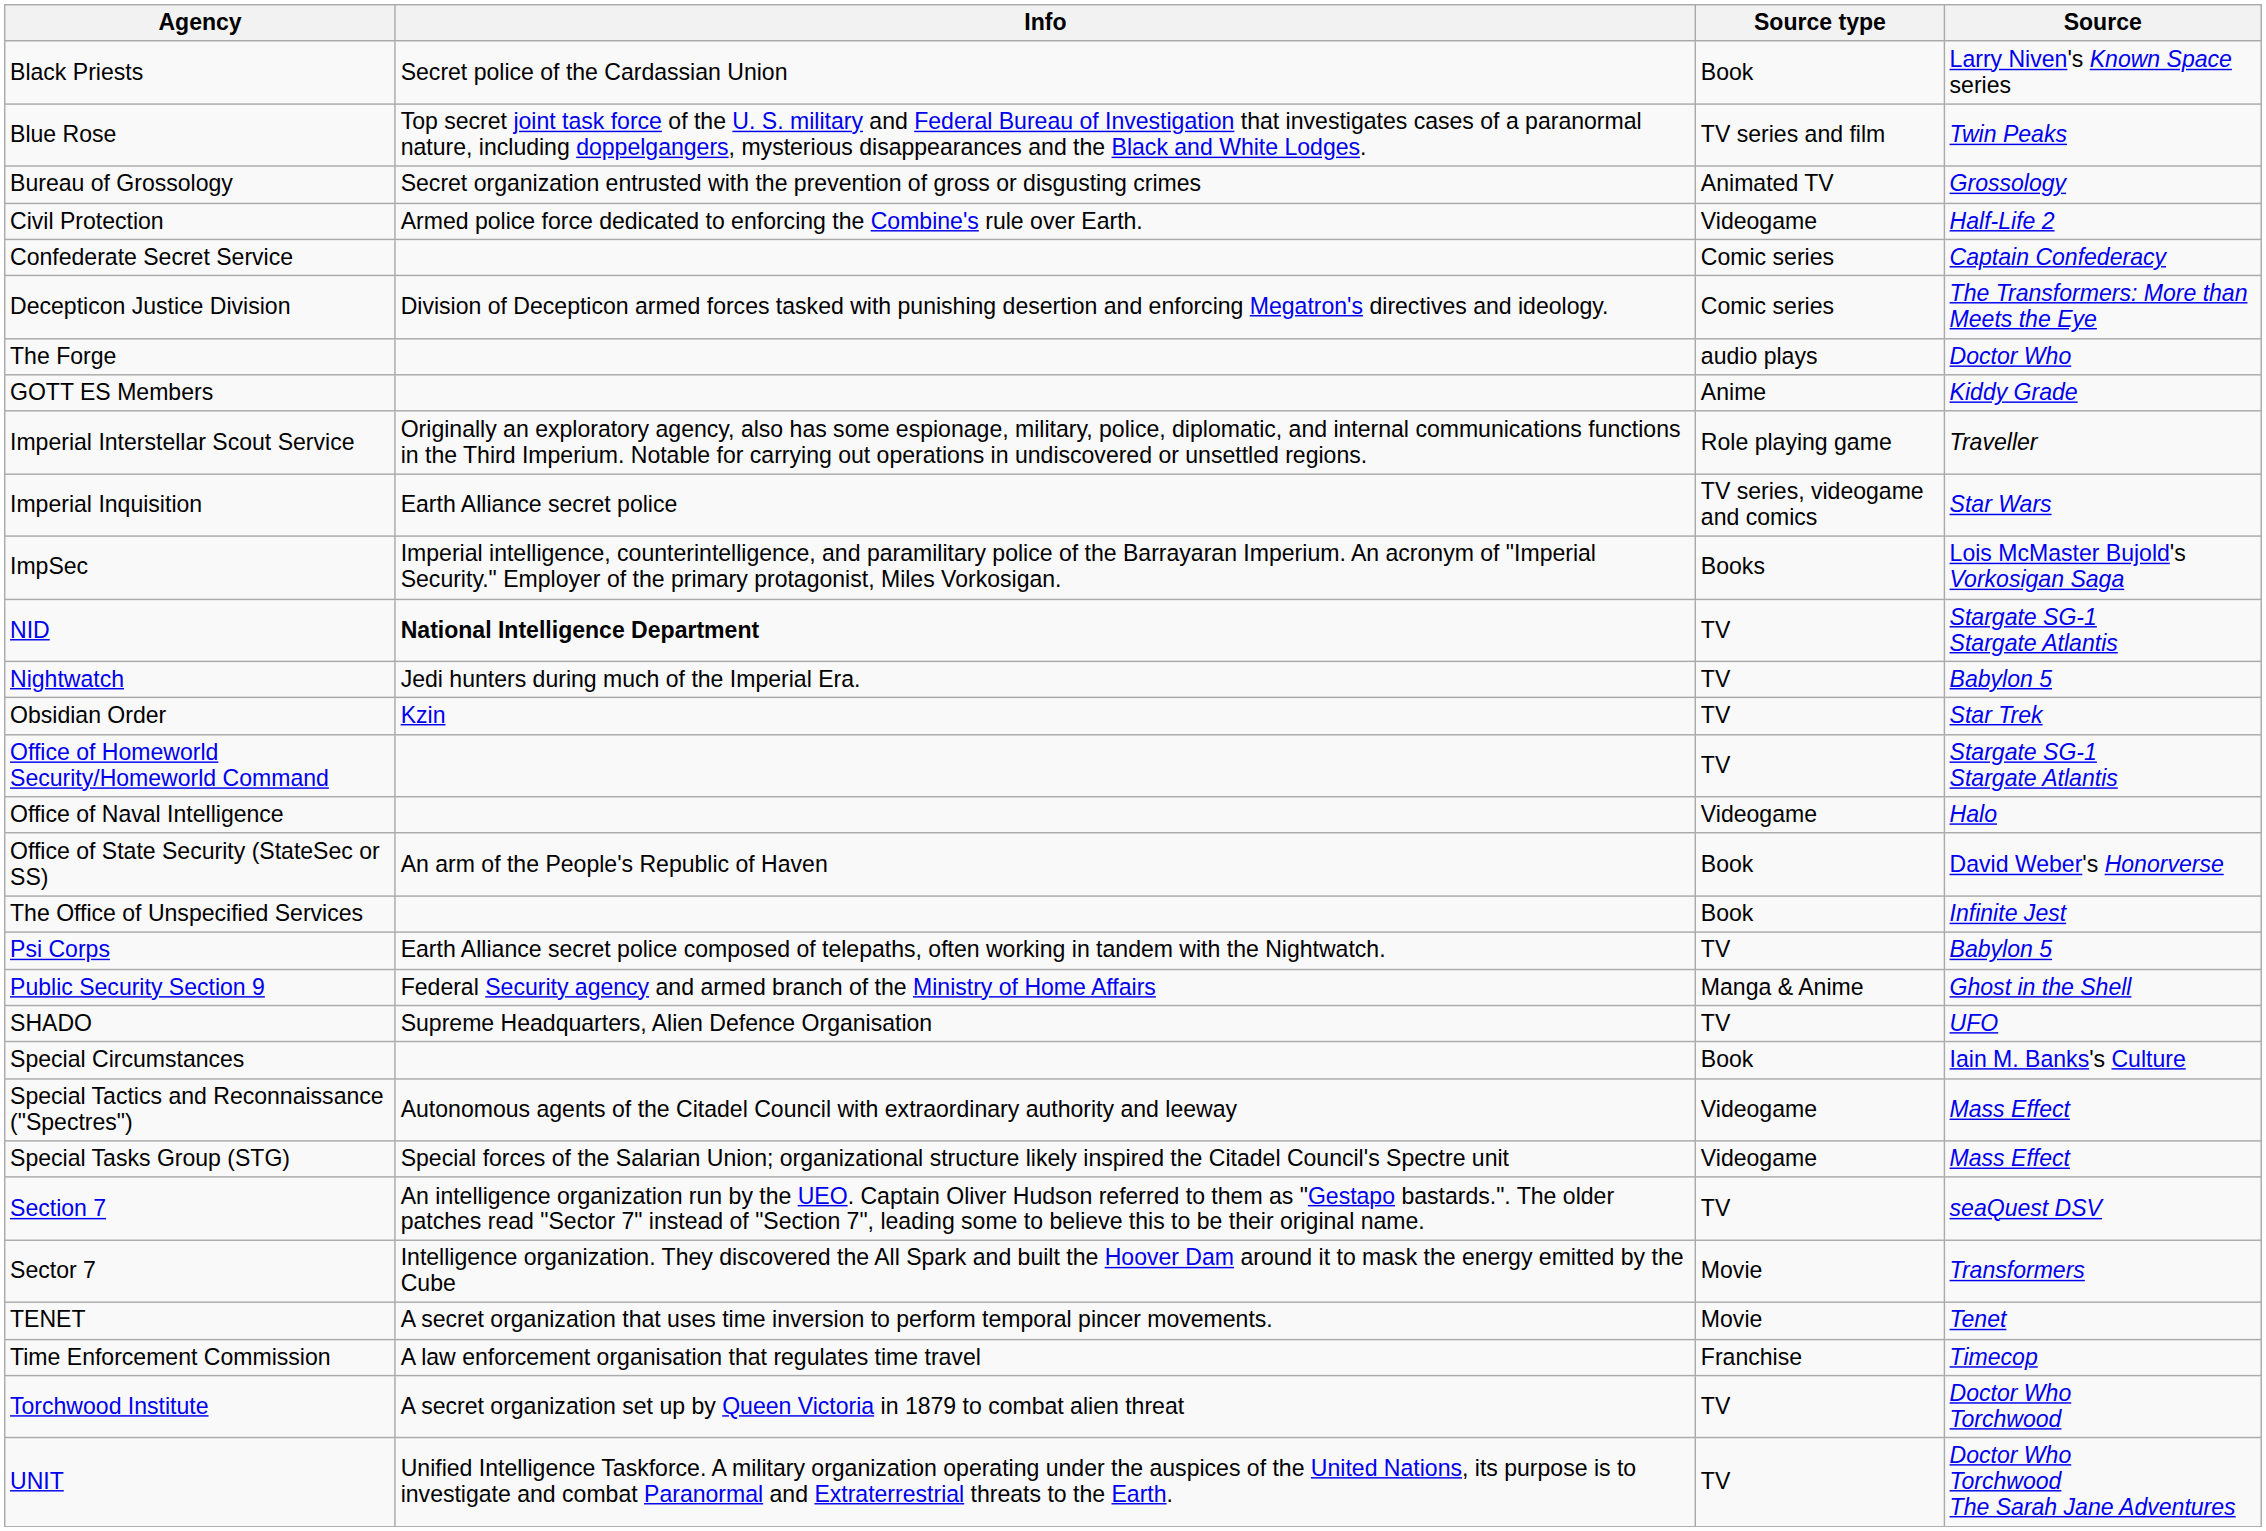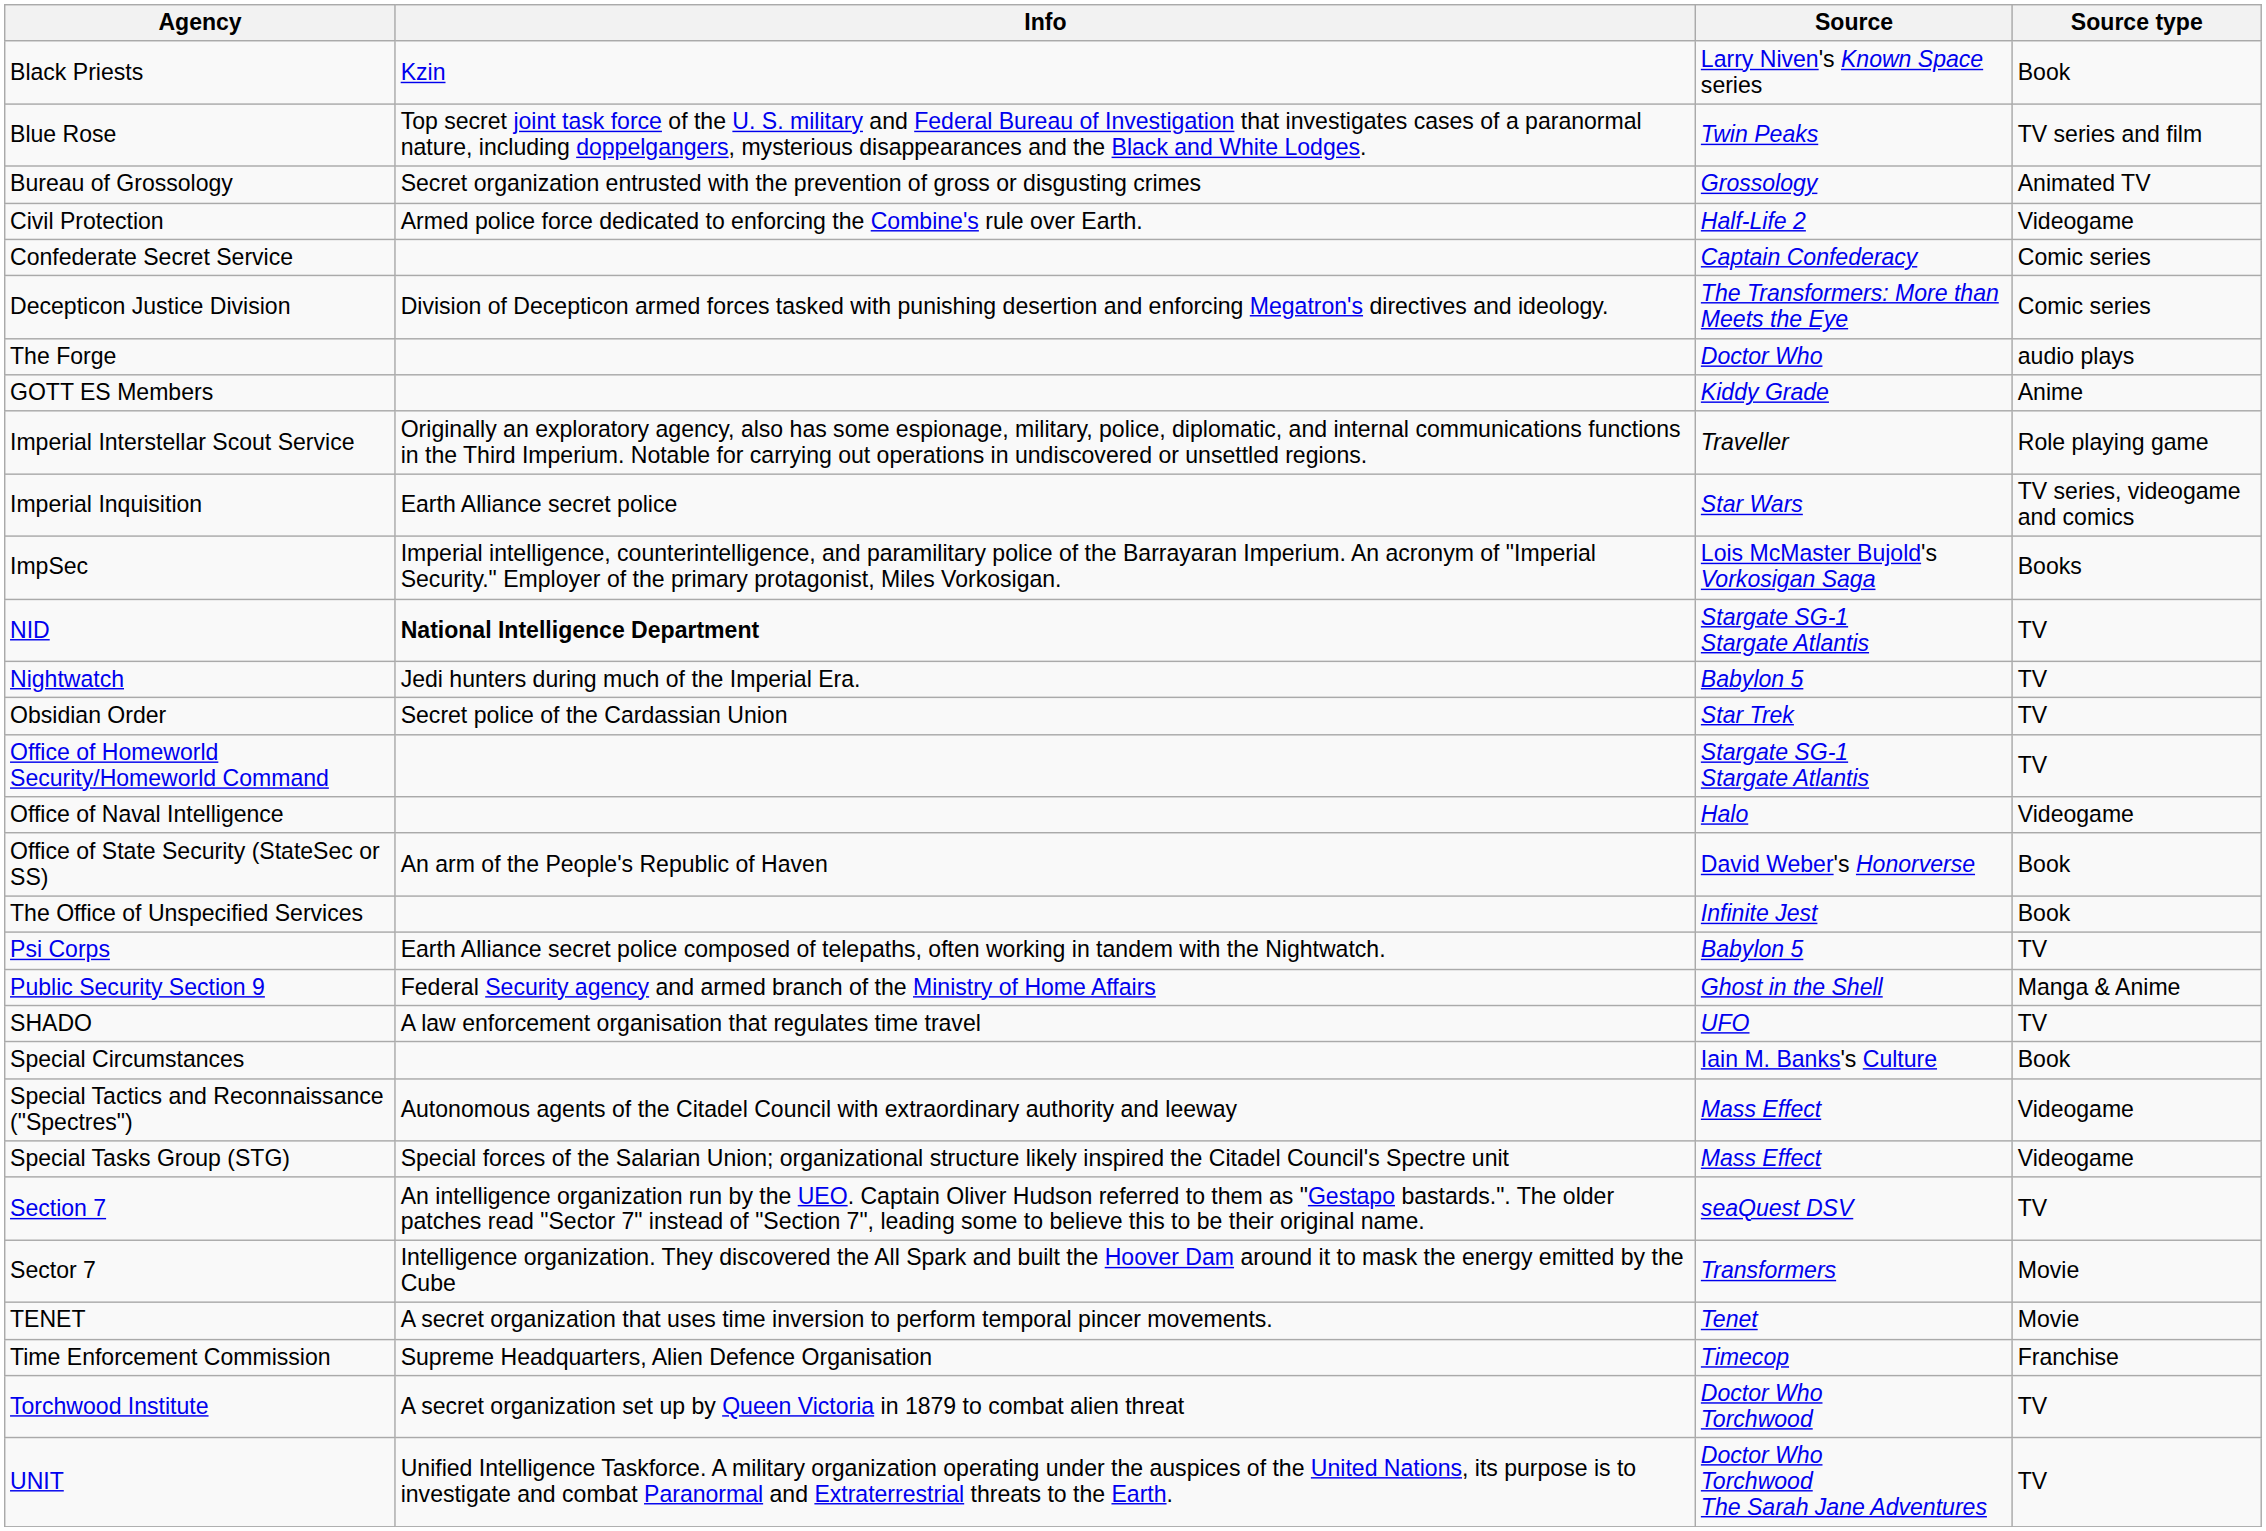columns swapped: (2103, 22) <-> (1820, 22)
(594, 72) Secret police of the Cardassian Union -> (423, 72) Kzin
(423, 715) Kzin -> (594, 715) Secret police of the Cardassian Union
(666, 1023) Supreme Headquarters, Alien Defence Organisation -> (691, 1023) A law enforcement organisation that regulates time travel
(691, 1356) A law enforcement organisation that regulates time travel -> (666, 1356) Supreme Headquarters, Alien Defence Organisation
